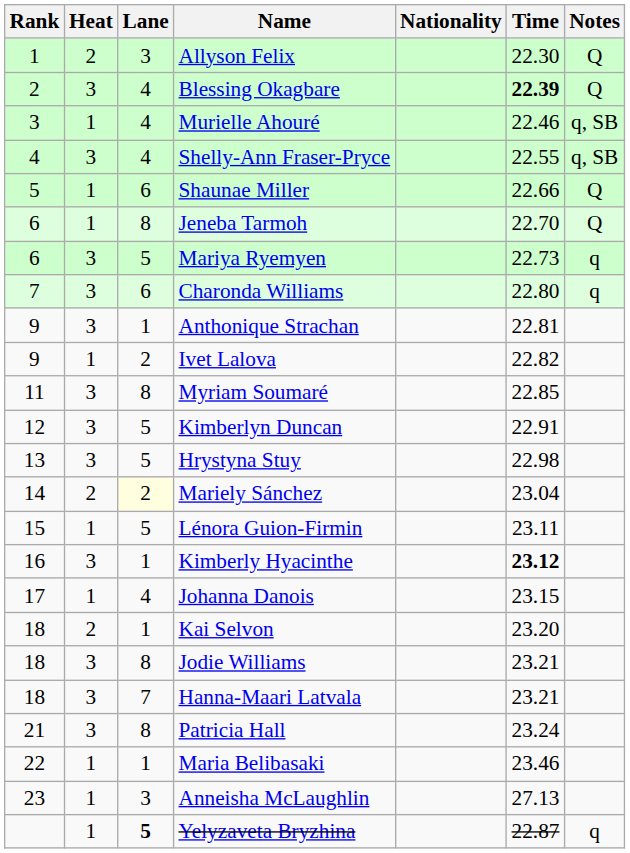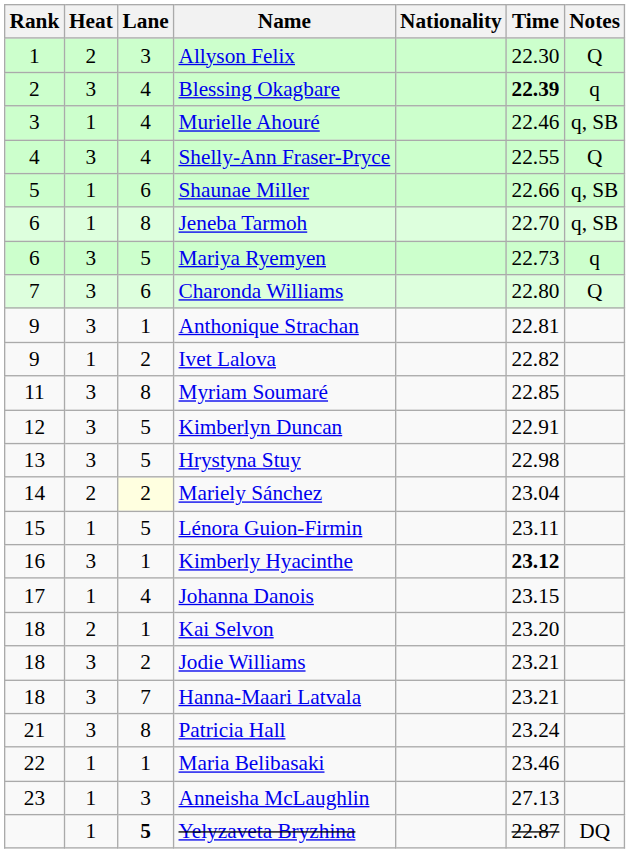(595, 88) Q -> (595, 88) q
(595, 156) q, SB -> (595, 156) Q
(595, 190) Q -> (595, 190) q, SB
(595, 223) Q -> (595, 223) q, SB
(595, 291) q -> (595, 291) Q
(146, 662) 8 -> (146, 662) 2
(595, 831) q -> (595, 831) DQ
